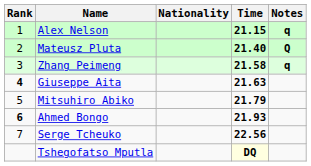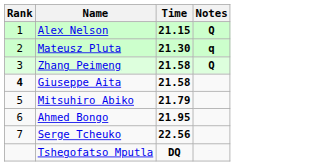- column: (194, 13)
(287, 30) q -> (212, 30) Q
(250, 48) 21.40 -> (174, 48) 21.30
(287, 48) Q -> (212, 48) q
(287, 65) q -> (212, 65) Q
(250, 83) 21.63 -> (174, 83) 21.58
(20, 117) bold -> (20, 117) normal
(250, 117) 21.93 -> (174, 117) 21.95
(250, 152) lightyellow background -> (174, 152) no background
